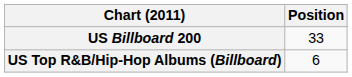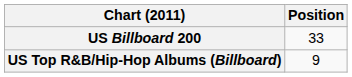(316, 60) 6 -> (316, 60) 9
